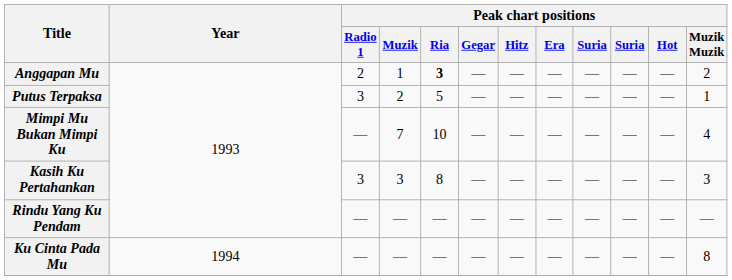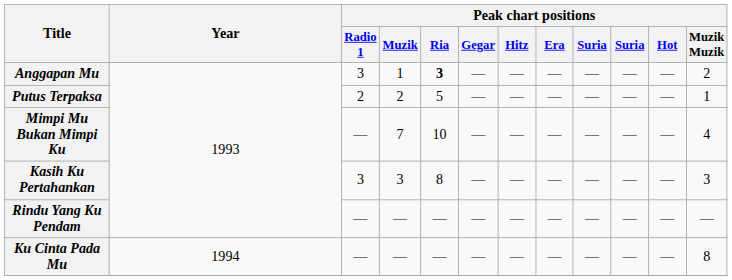(360, 73) 2 -> (360, 73) 3
(360, 96) 3 -> (360, 96) 2
